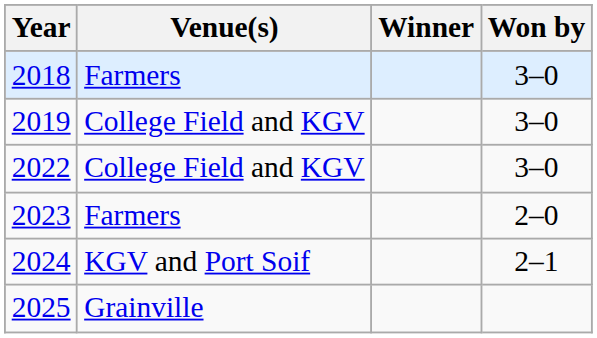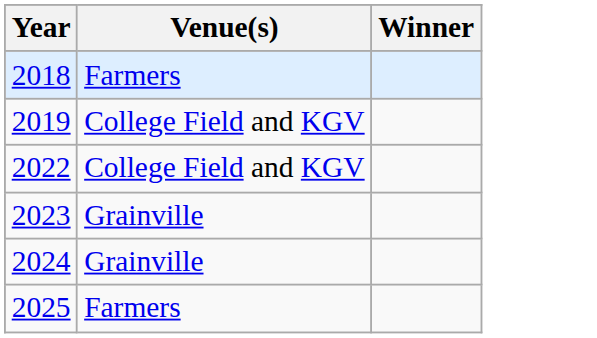- column: (536, 27)
(132, 214) Farmers -> (144, 214) Grainville
(197, 261) KGV and Port Soif -> (144, 261) Grainville
(144, 307) Grainville -> (132, 307) Farmers
